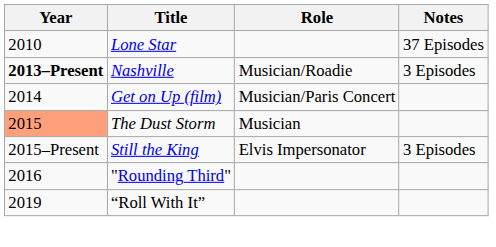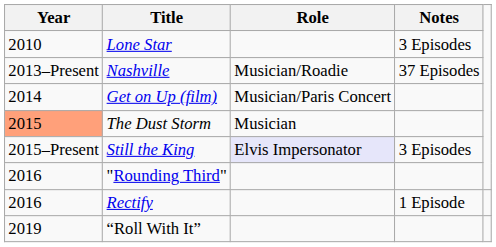(443, 44) 37 Episodes -> (435, 44) 3 Episodes
(56, 70) bold -> (54, 70) normal
(439, 70) 3 Episodes -> (439, 70) 37 Episodes
(302, 149) no background -> (298, 149) lavender background
+ row: (130, 202)
